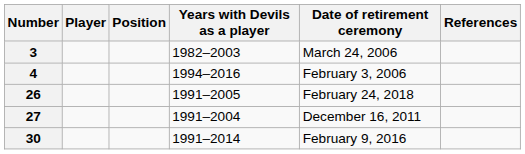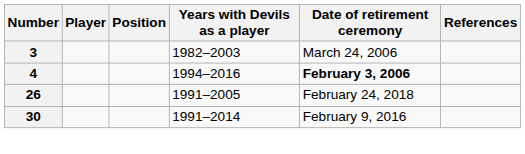(355, 73) normal -> (356, 73) bold
- row: (33, 116)
